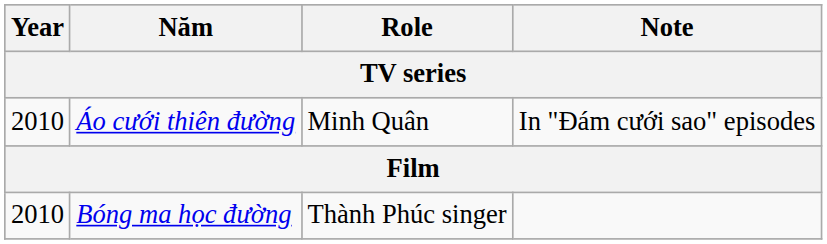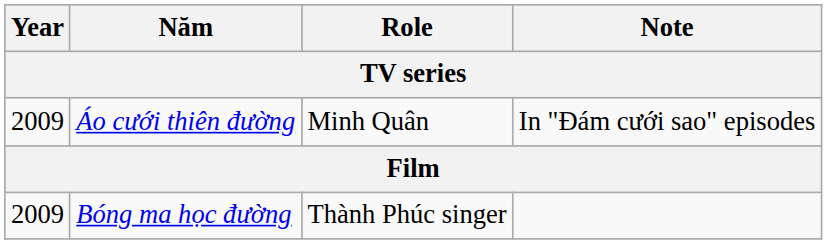(38, 120) 2010 -> (38, 120) 2009
(38, 214) 2010 -> (38, 214) 2009
